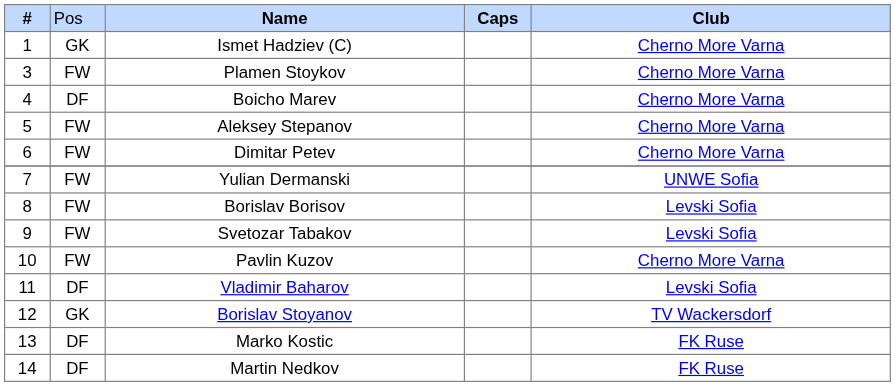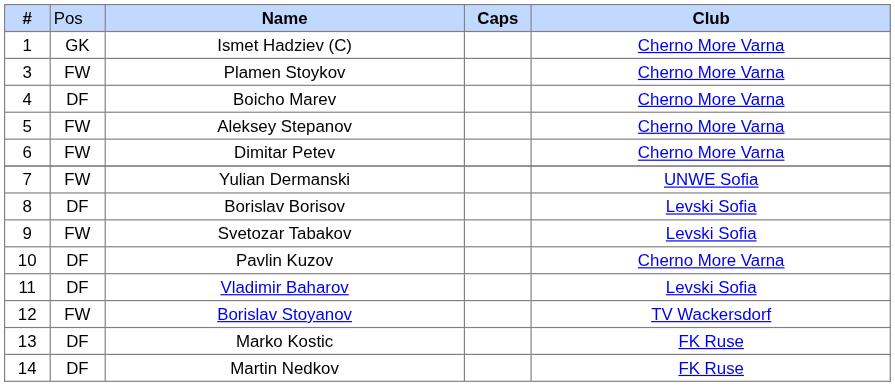(77, 206) FW -> (77, 206) DF
(77, 260) FW -> (77, 260) DF
(77, 314) GK -> (77, 314) FW
